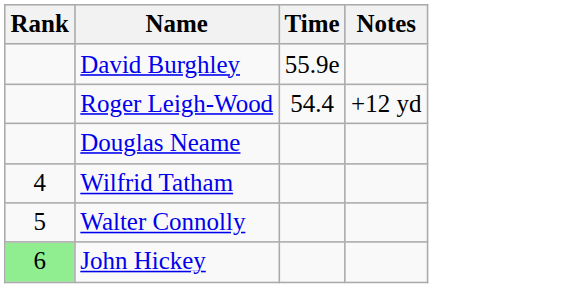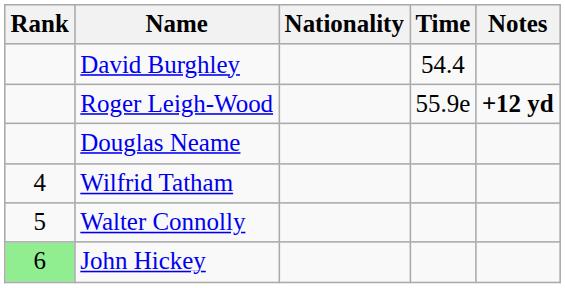+ column: (344, 24)
(312, 63) 55.9e -> (443, 63) 54.4
(312, 103) 54.4 -> (443, 103) 55.9e
(386, 103) normal -> (518, 103) bold
